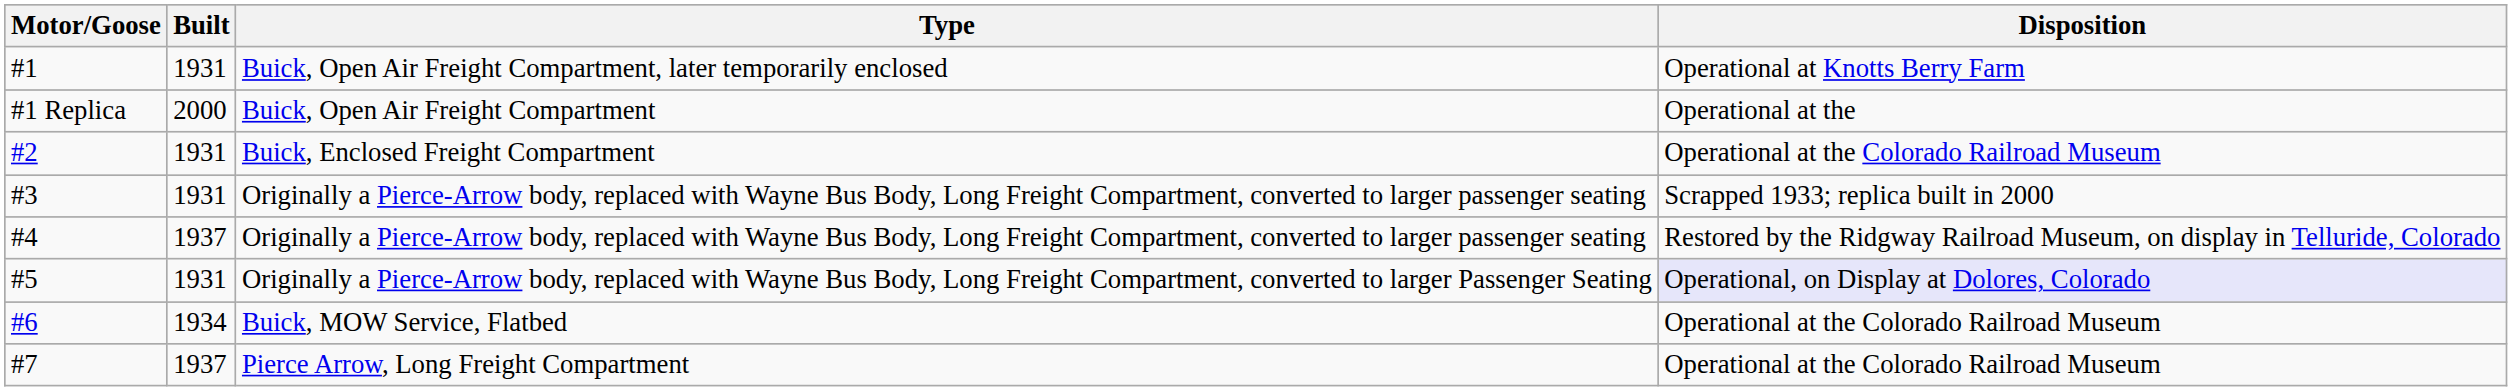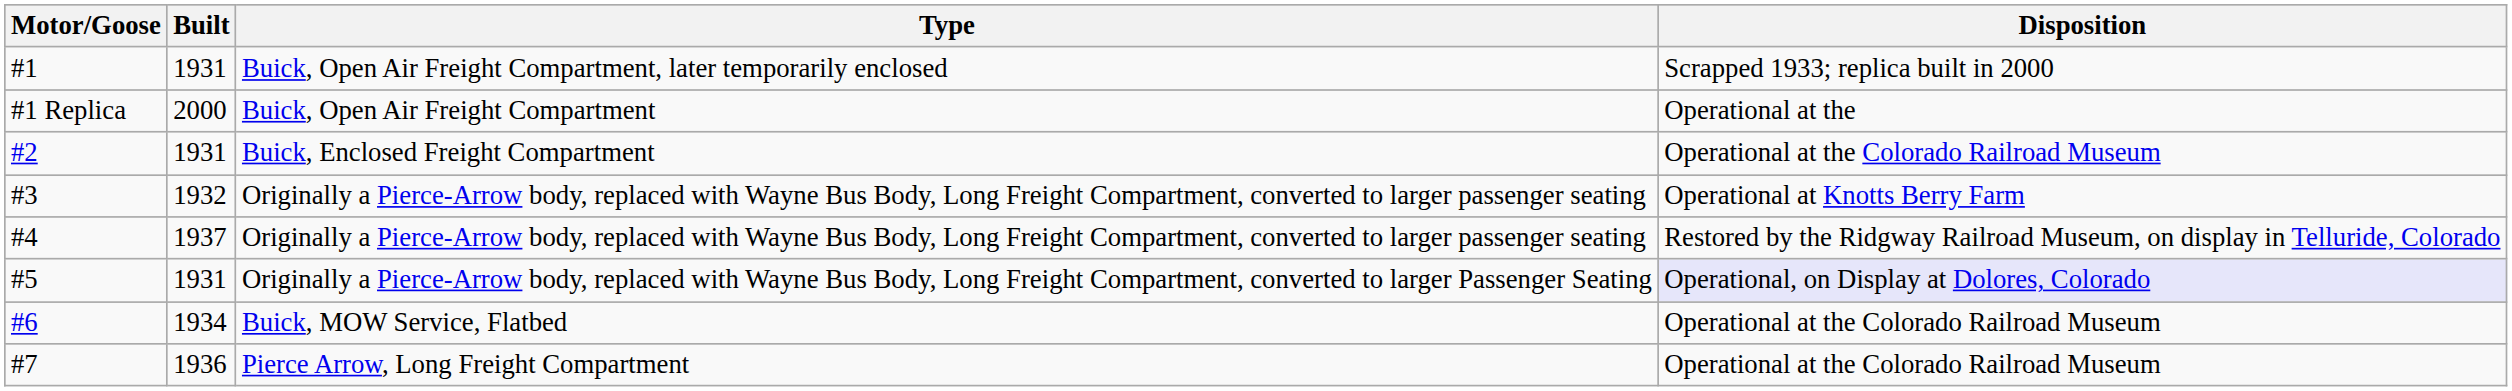(1845, 68) Operational at Knotts Berry Farm -> (1859, 68) Scrapped 1933; replica built in 2000
(200, 195) 1931 -> (200, 195) 1932
(1859, 195) Scrapped 1933; replica built in 2000 -> (1845, 195) Operational at Knotts Berry Farm
(200, 364) 1937 -> (200, 364) 1936
